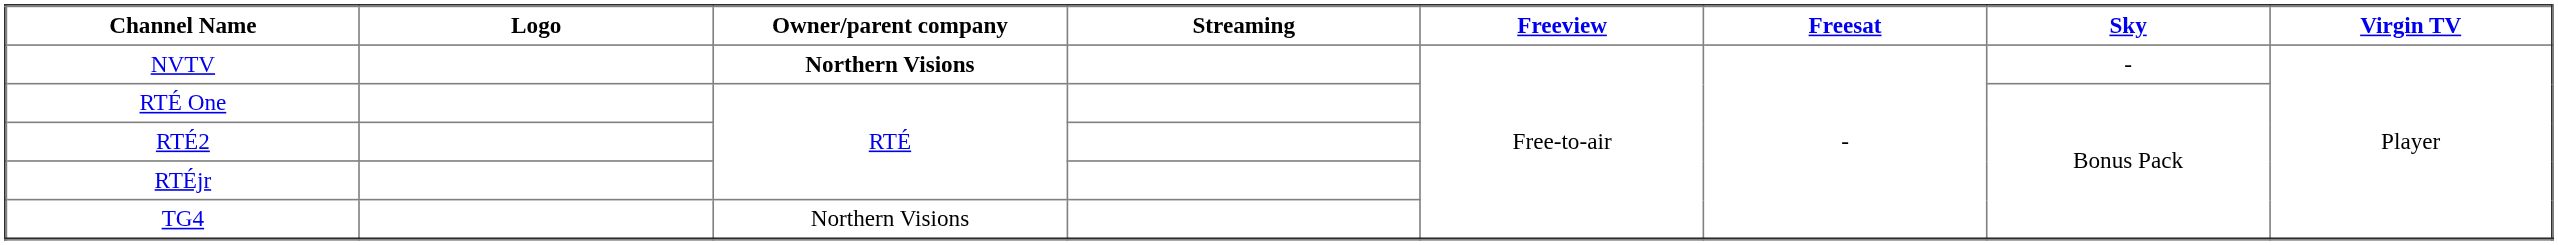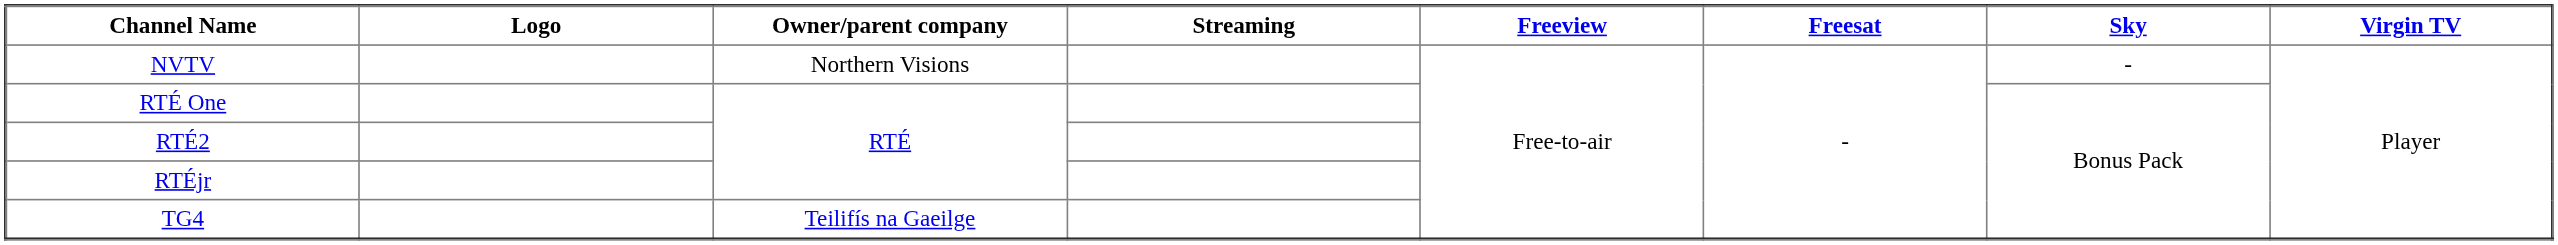(890, 64) bold -> (890, 64) normal
(890, 218) Northern Visions -> (890, 218) Teilifís na Gaeilge
